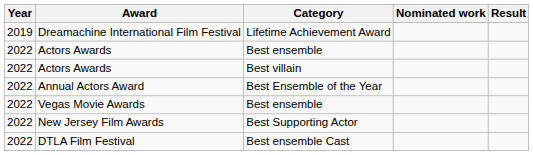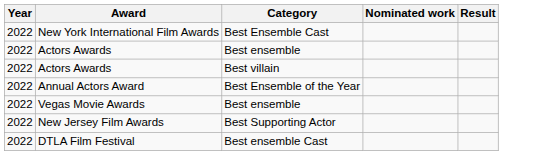- row: (139, 31)
+ row: (128, 31)
